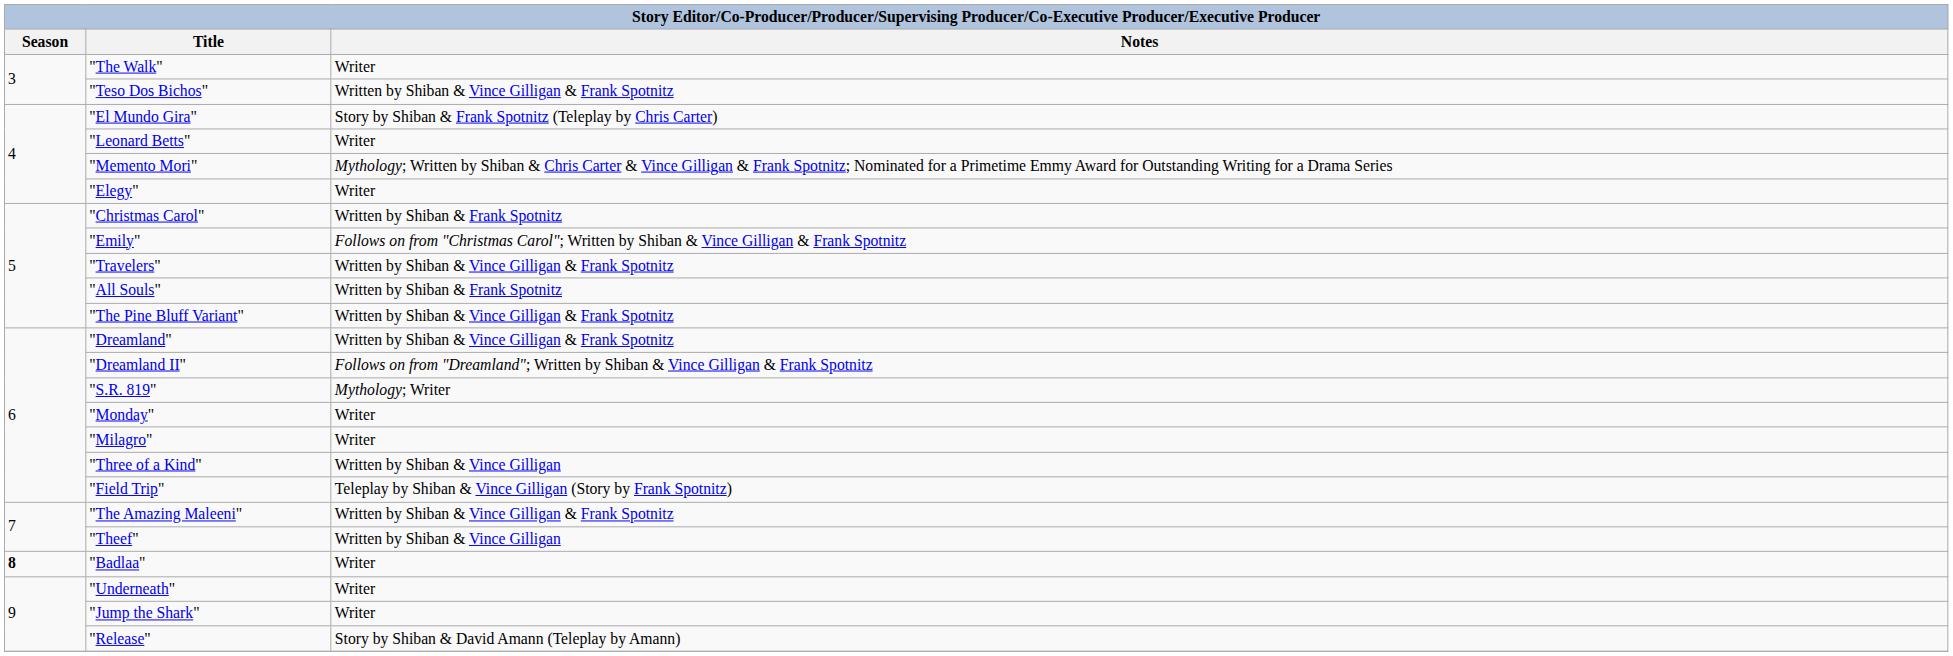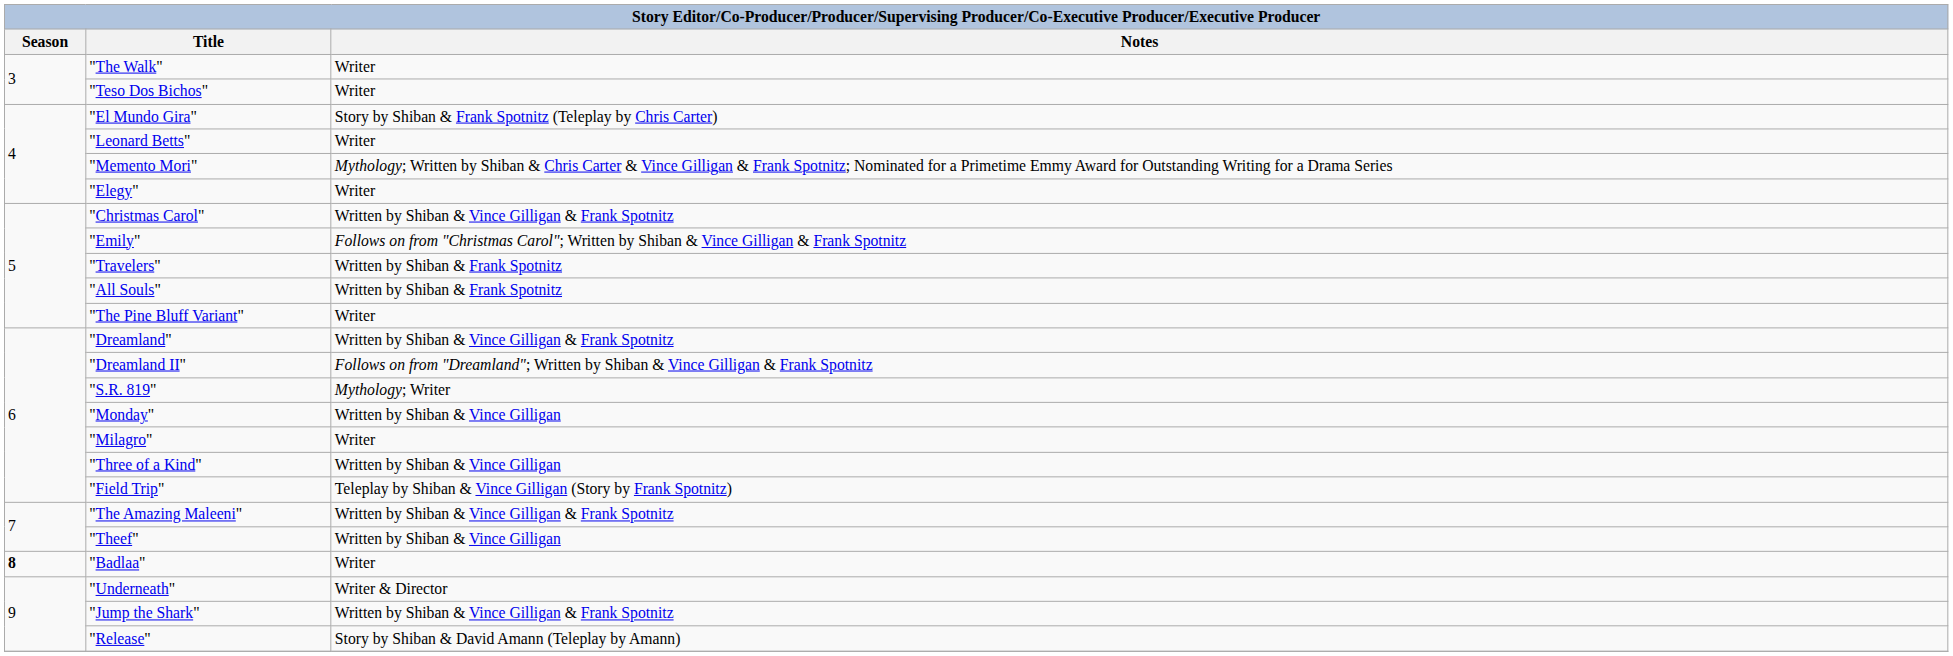(504, 91) Written by Shiban & Vince Gilligan & Frank Spotnitz -> (355, 91) Writer
(448, 215) Written by Shiban & Frank Spotnitz -> (504, 215) Written by Shiban & Vince Gilligan & Frank Spotnitz
(504, 265) Written by Shiban & Vince Gilligan & Frank Spotnitz -> (448, 265) Written by Shiban & Frank Spotnitz
(504, 315) Written by Shiban & Vince Gilligan & Frank Spotnitz -> (355, 315) Writer
(355, 414) Writer -> (448, 414) Written by Shiban & Vince Gilligan
(355, 588) Writer -> (391, 588) Writer & Director
(355, 613) Writer -> (504, 613) Written by Shiban & Vince Gilligan & Frank Spotnitz
